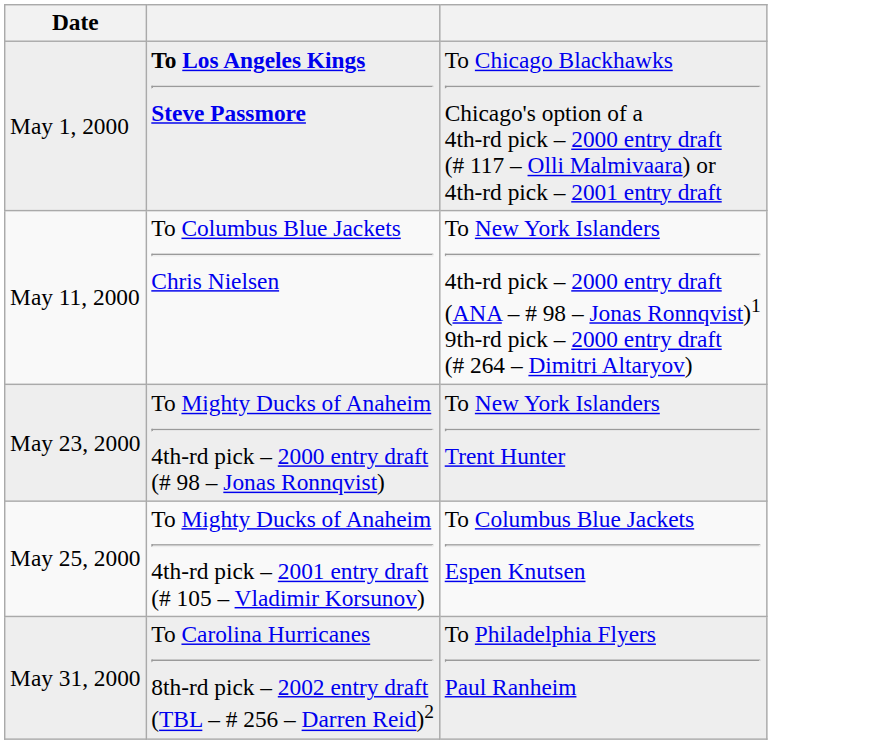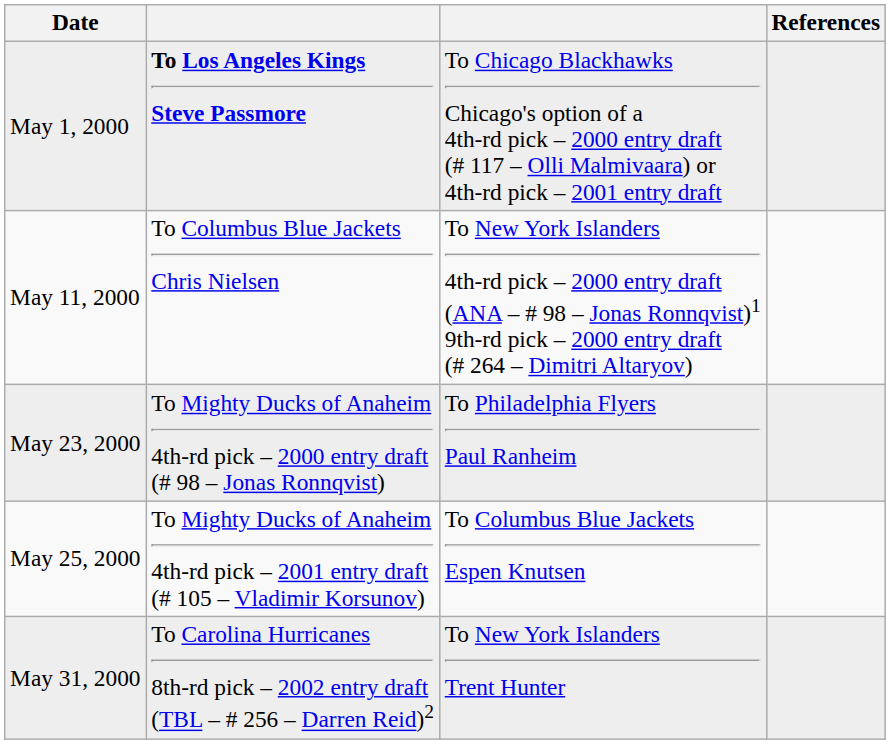+ column: (826, 23)
(603, 429) To New York Islanders Trent Hunter -> (603, 429) To Philadelphia Flyers Paul Ranheim
(603, 661) To Philadelphia Flyers Paul Ranheim -> (603, 661) To New York Islanders Trent Hunter
